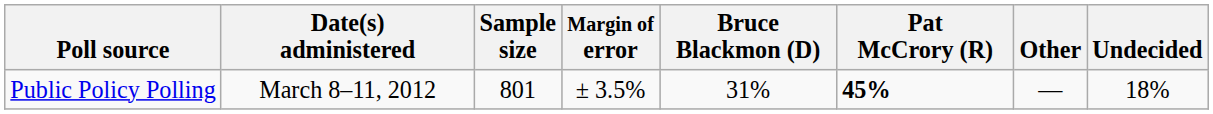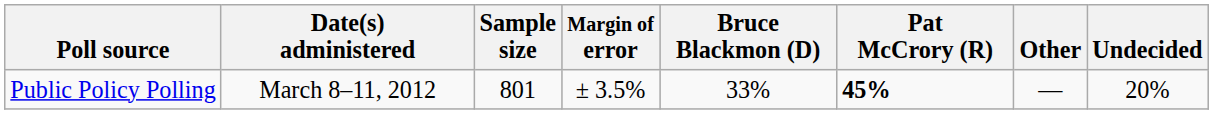(748, 89) 31% -> (748, 89) 33%
(1147, 89) 18% -> (1147, 89) 20%
